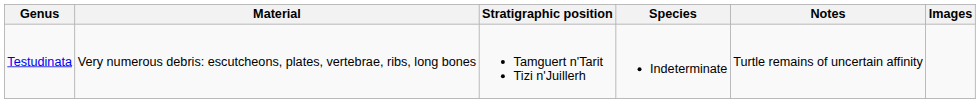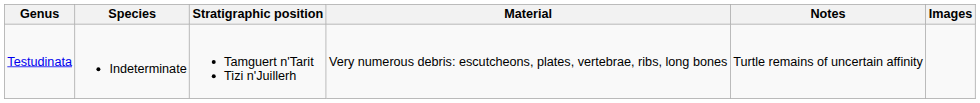columns swapped: (673, 14) <-> (277, 14)
